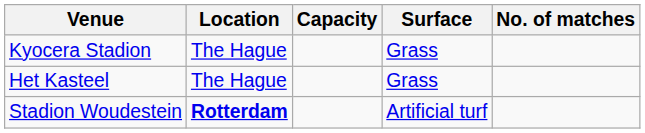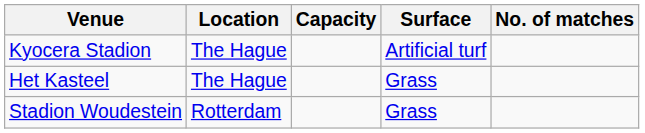(412, 50) Grass -> (436, 50) Artificial turf
(239, 111) bold -> (236, 111) normal
(437, 111) Artificial turf -> (411, 111) Grass
